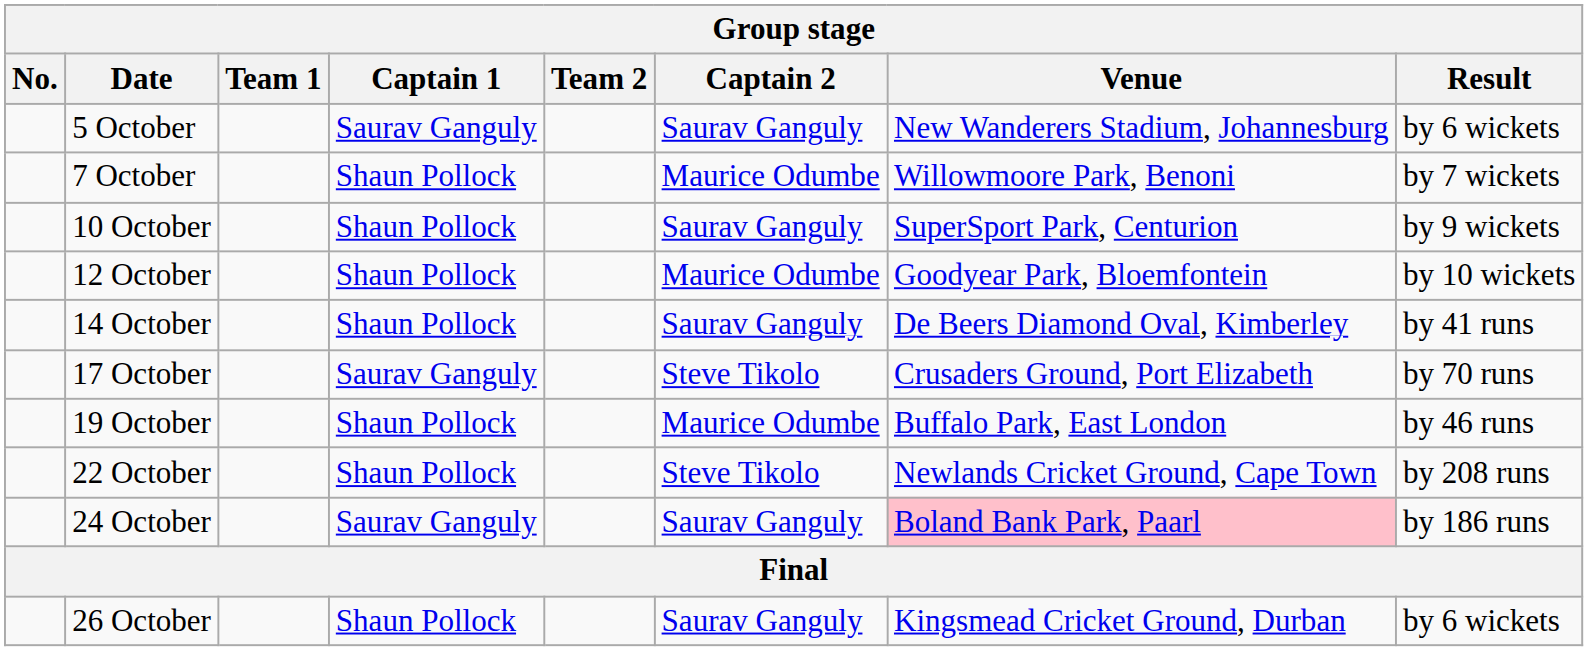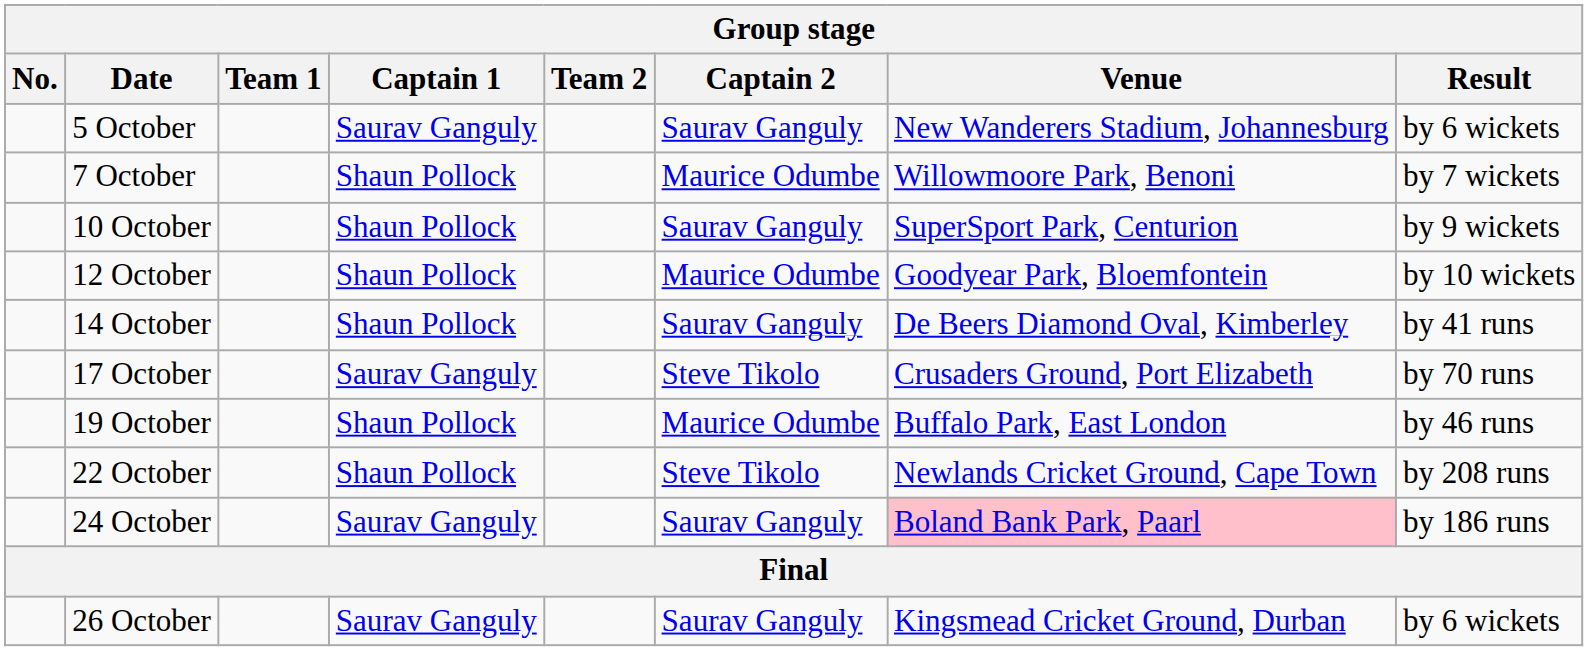(426, 619) Shaun Pollock -> (436, 619) Saurav Ganguly
